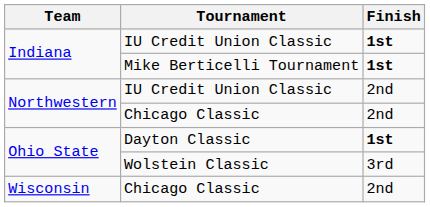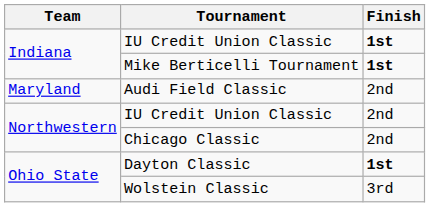+ row: (44, 91)
- row: (49, 189)
